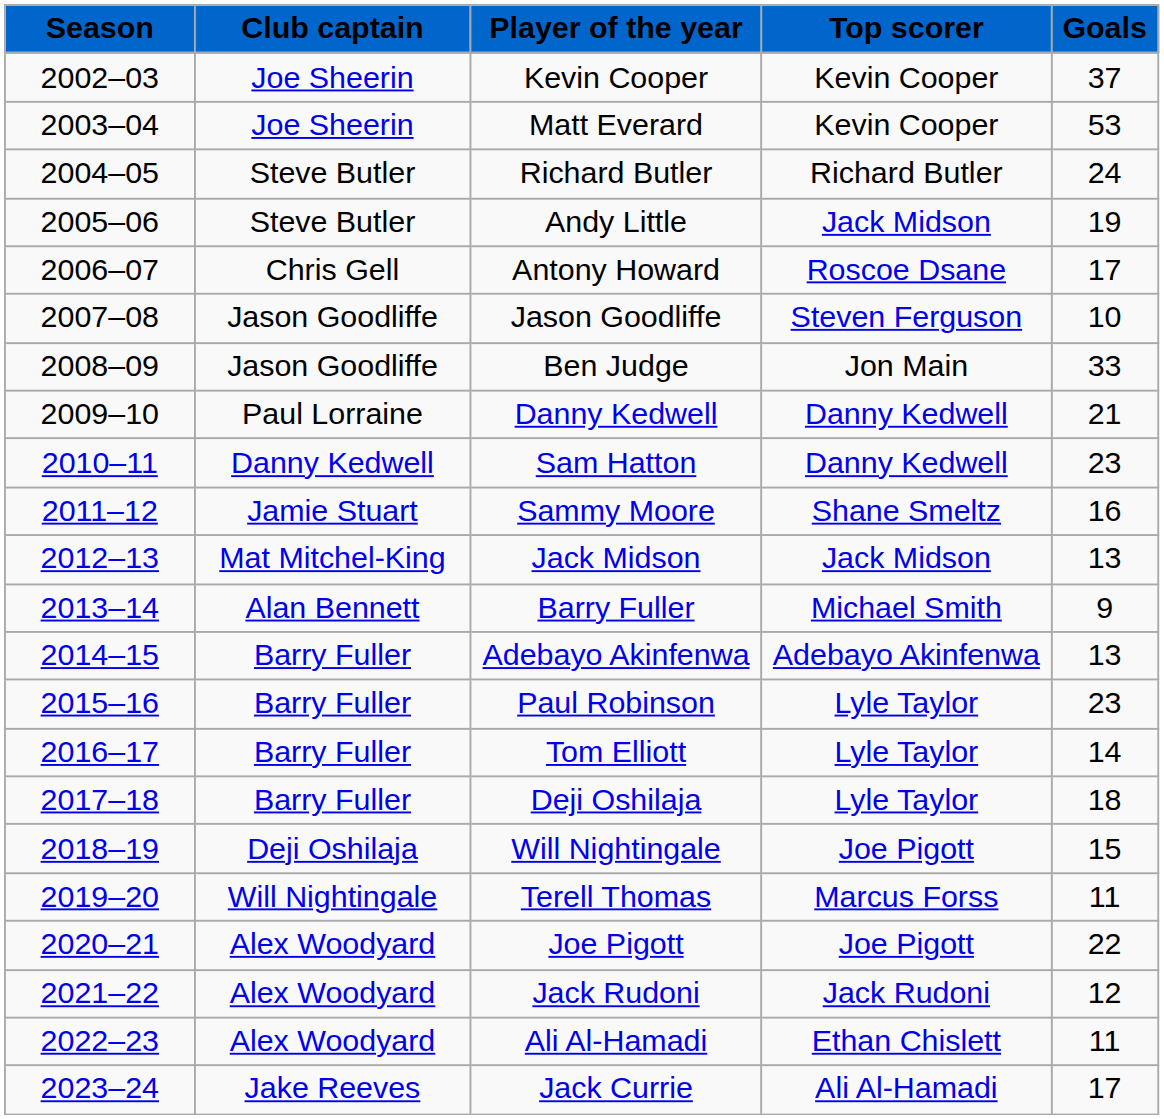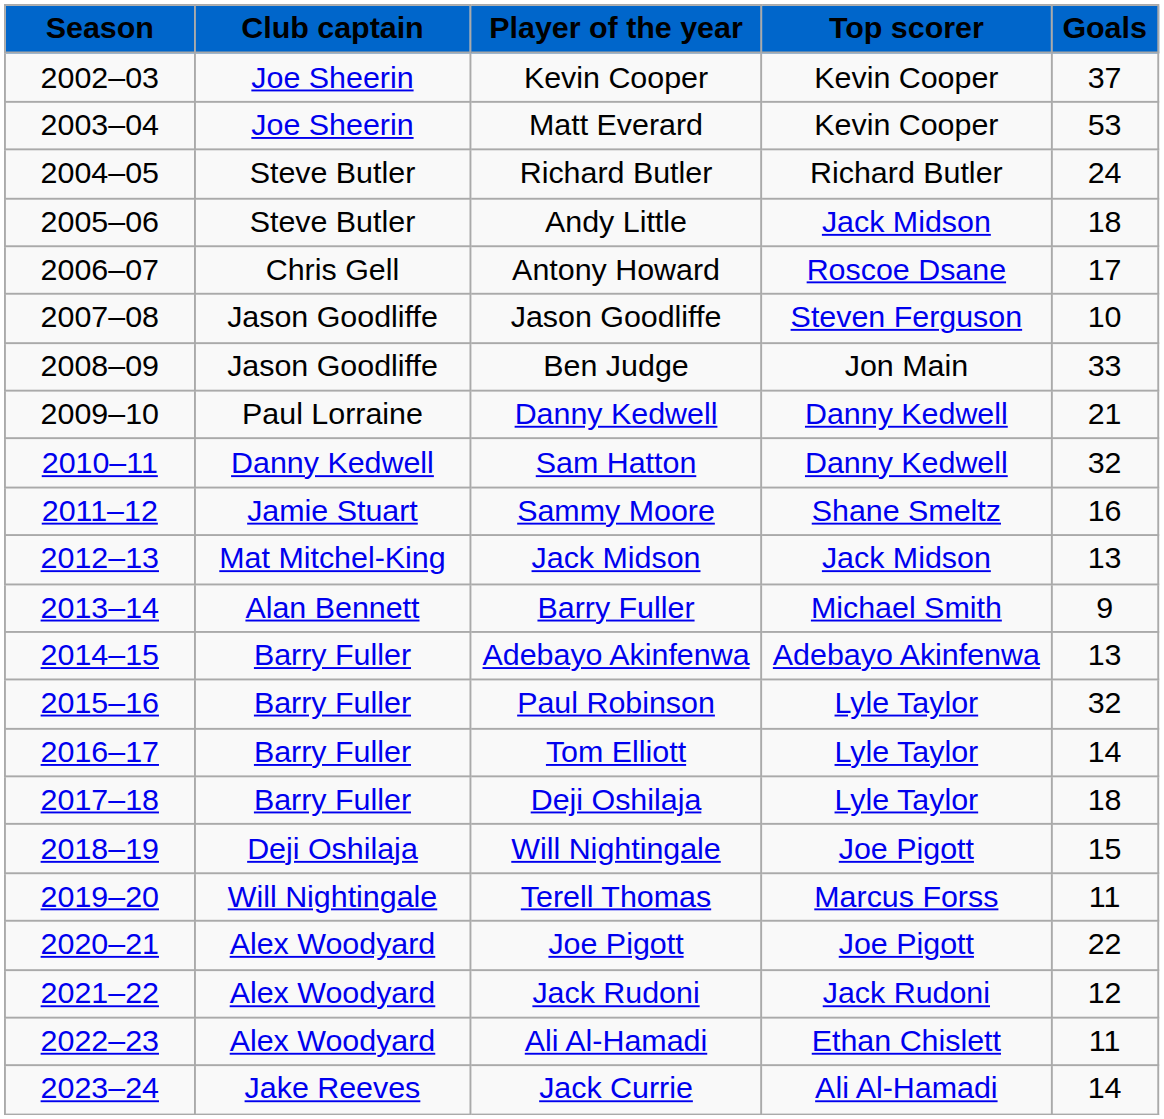(1105, 221) 19 -> (1105, 221) 18
(1105, 462) 23 -> (1105, 462) 32
(1105, 703) 23 -> (1105, 703) 32
(1105, 1089) 17 -> (1105, 1089) 14
